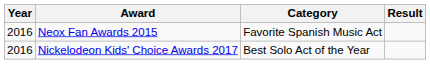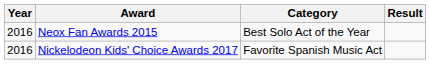(313, 31) Favorite Spanish Music Act -> (307, 31) Best Solo Act of the Year
(307, 50) Best Solo Act of the Year -> (313, 50) Favorite Spanish Music Act
